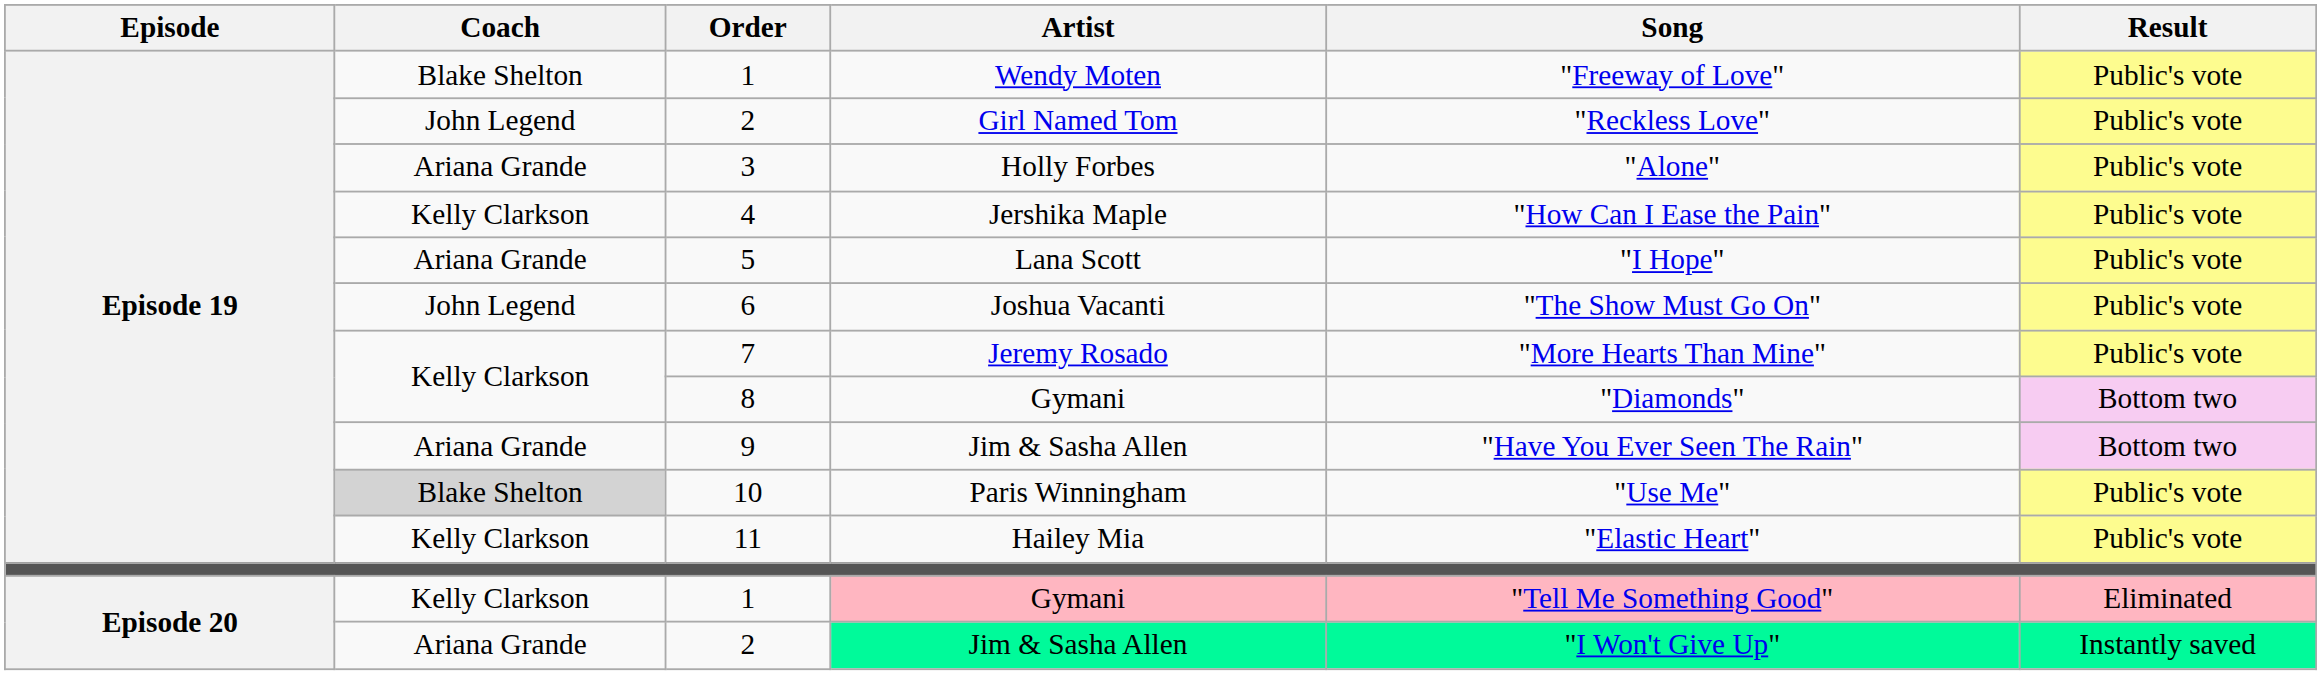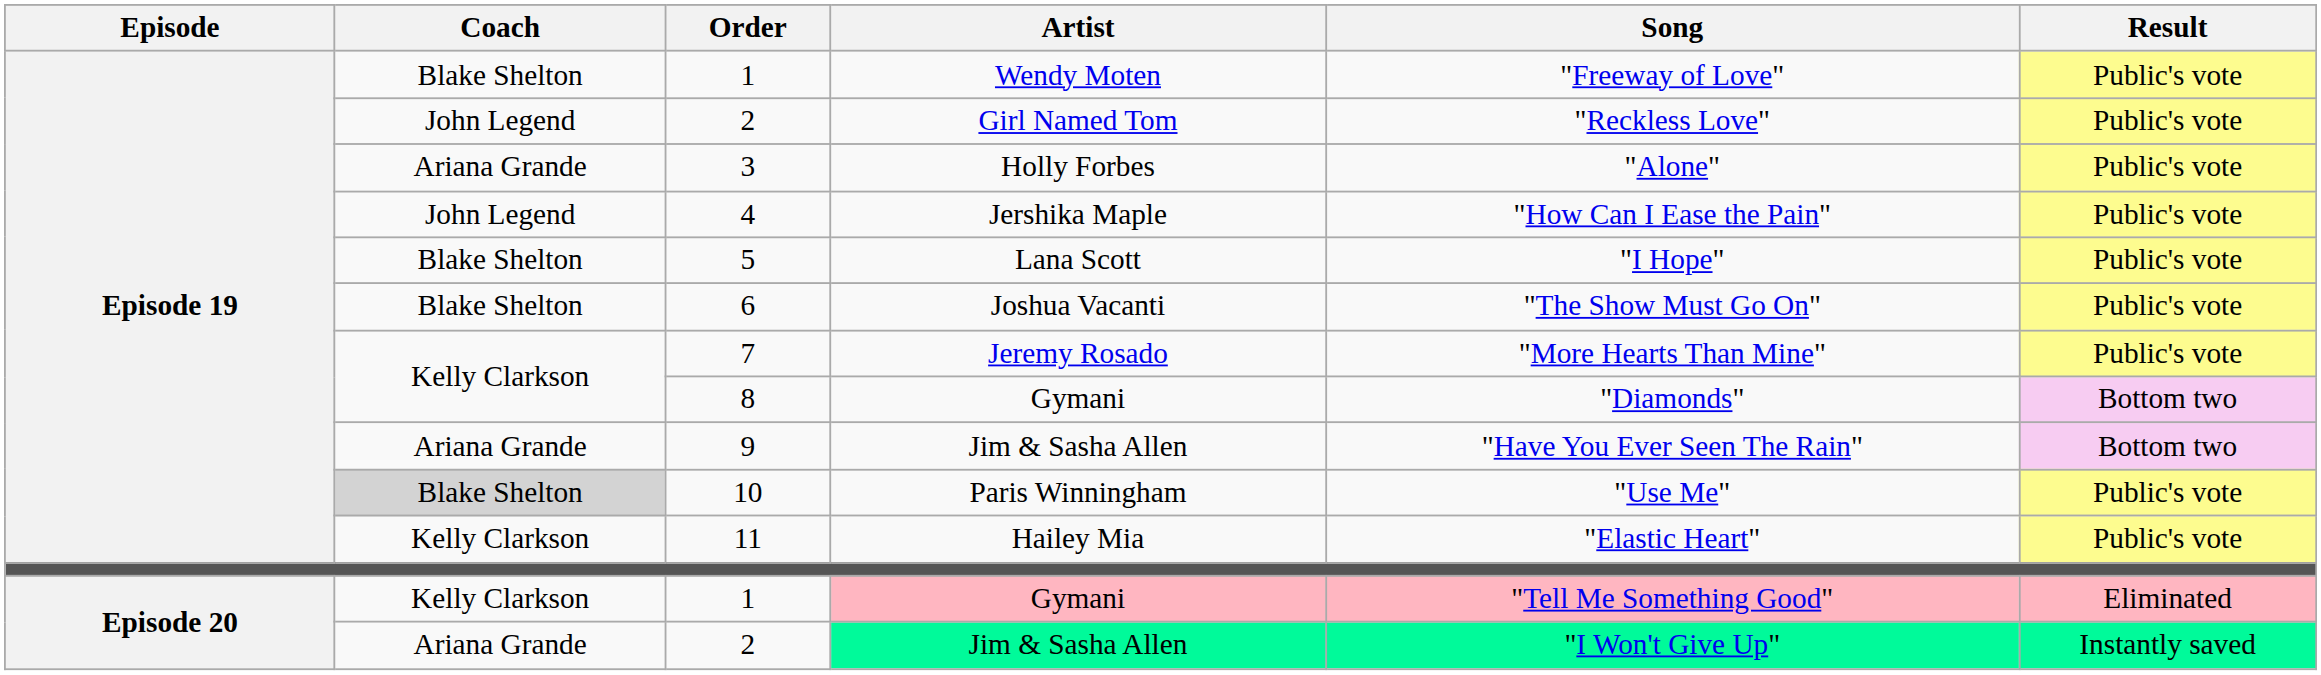(500, 213) Kelly Clarkson -> (500, 213) John Legend
(500, 259) Ariana Grande -> (500, 259) Blake Shelton
(500, 306) John Legend -> (500, 306) Blake Shelton
